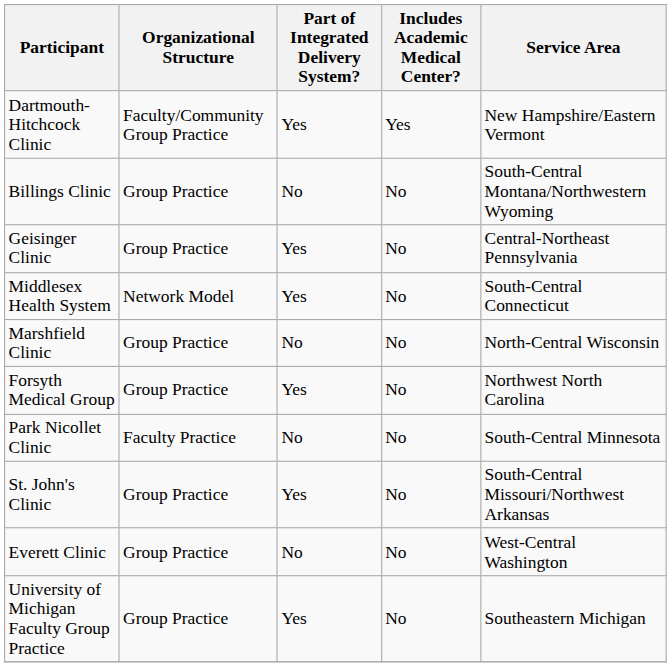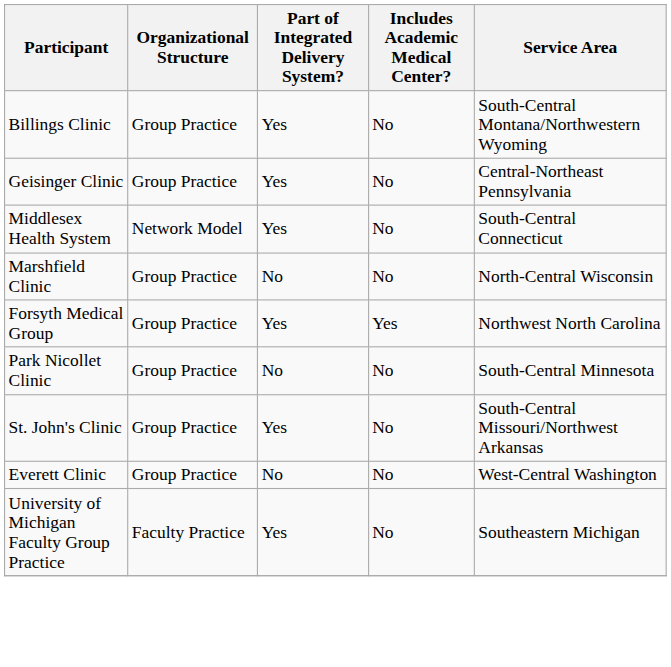- row: (49, 124)
(292, 191) No -> (274, 124) Yes
(396, 390) No -> (385, 323) Yes
(180, 437) Faculty Practice -> (184, 370) Group Practice
(176, 618) Group Practice -> (188, 532) Faculty Practice
